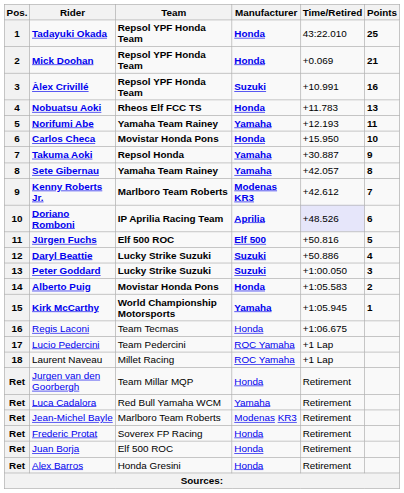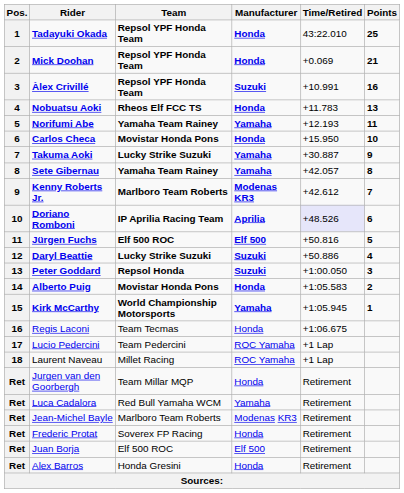(151, 155) Repsol Honda -> (164, 155) Lucky Strike Suzuki
(164, 271) Lucky Strike Suzuki -> (151, 271) Repsol Honda
(249, 449) Honda -> (250, 449) Elf 500
